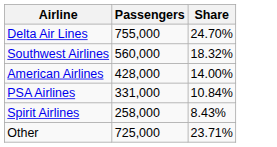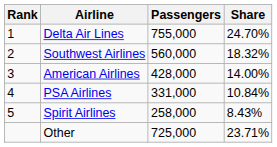+ column: (23, 14)
